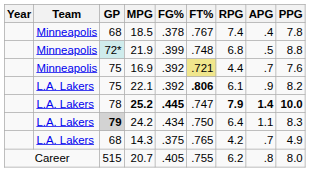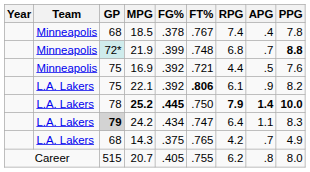(269, 50) .5 -> (269, 50) .7
(295, 50) normal -> (295, 50) bold
(202, 68) khaki background -> (202, 68) no background
(269, 68) .7 -> (269, 68) .5
(202, 104) .747 -> (202, 104) .750
(202, 122) .750 -> (202, 122) .747
